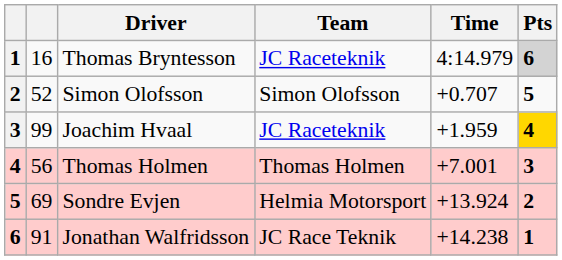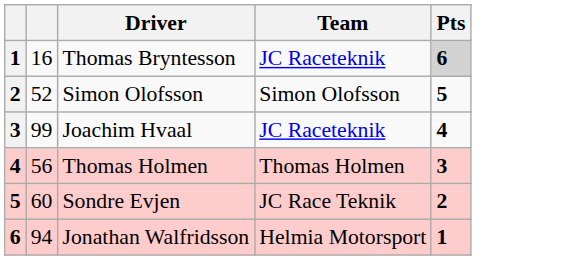- column: (475, 22)
(529, 130) gold background -> (442, 130) no background
(42, 201) 69 -> (42, 201) 60
(343, 201) Helmia Motorsport -> (328, 201) JC Race Teknik
(42, 237) 91 -> (42, 237) 94
(328, 237) JC Race Teknik -> (343, 237) Helmia Motorsport
